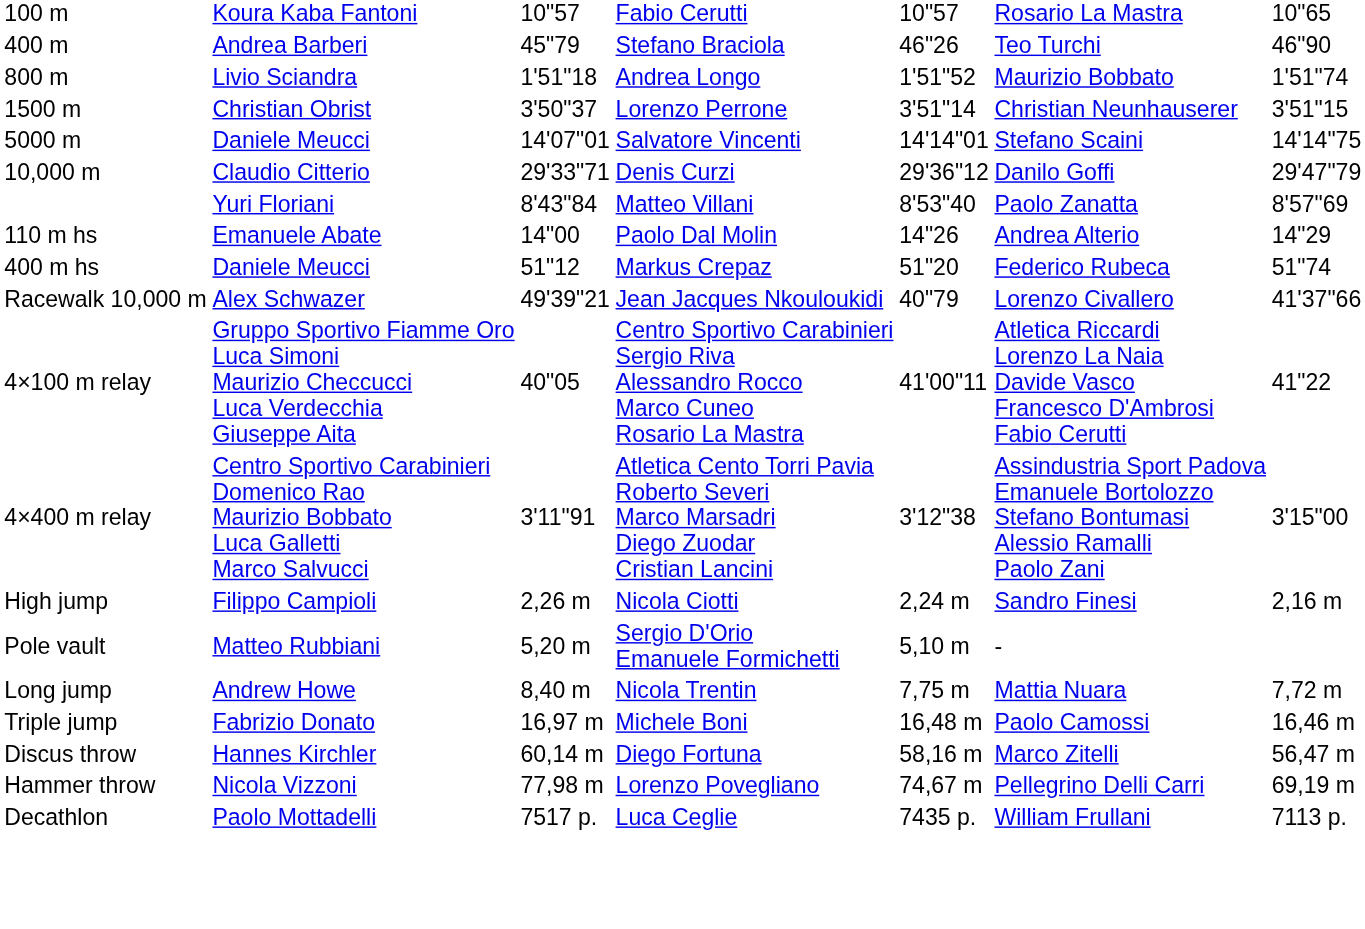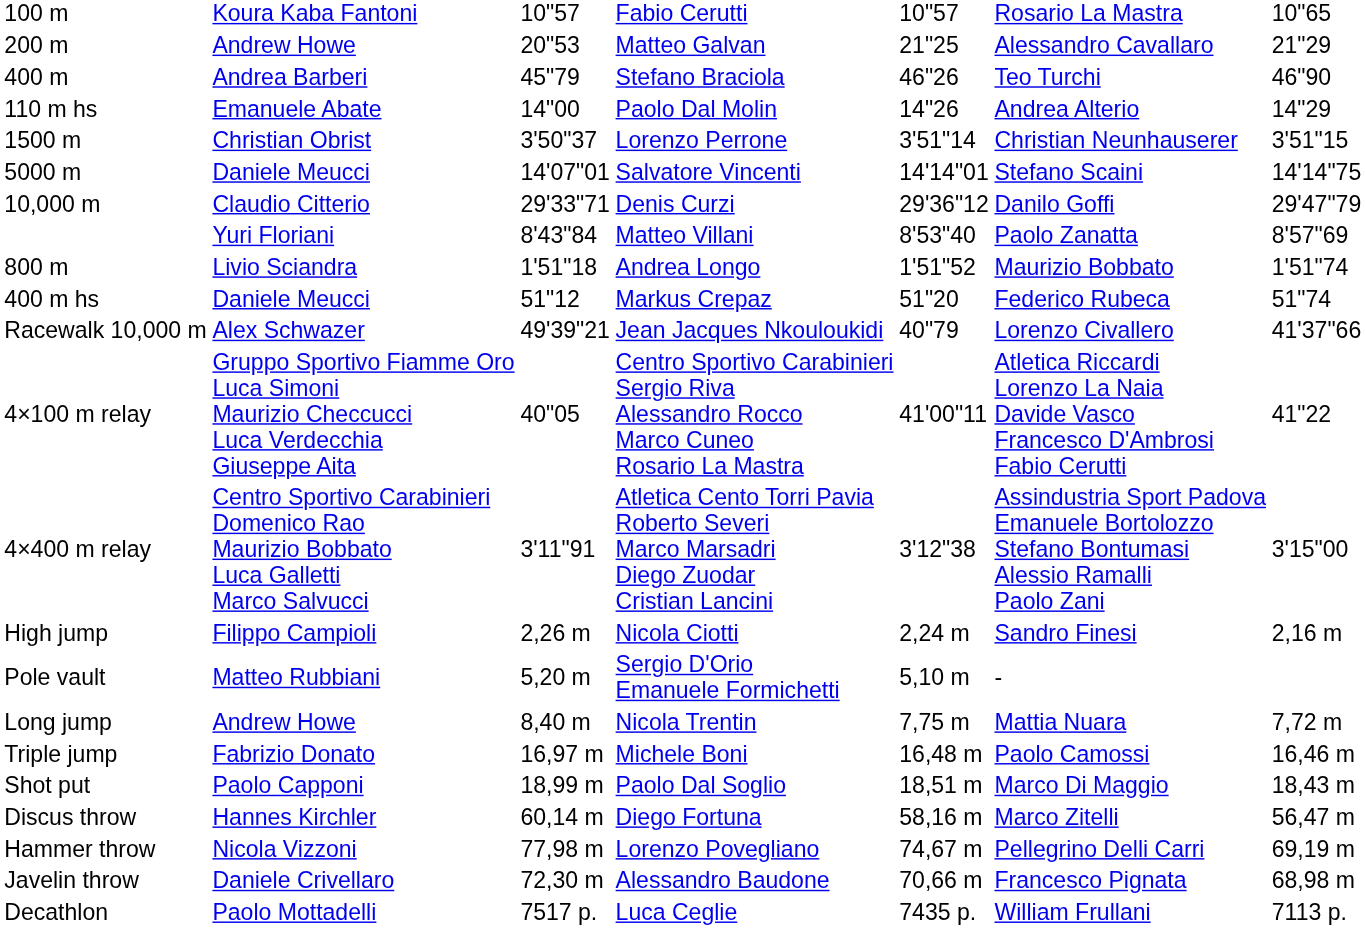+ row: (36, 45)
rows swapped: (36, 77) <-> (51, 235)
+ row: (47, 785)
+ row: (72, 880)
